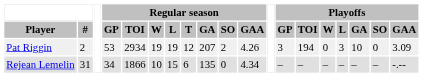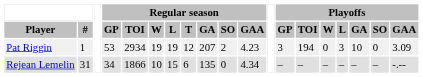(83, 47) 2 -> (83, 47) 1
(250, 47) 4.26 -> (250, 47) 4.23
